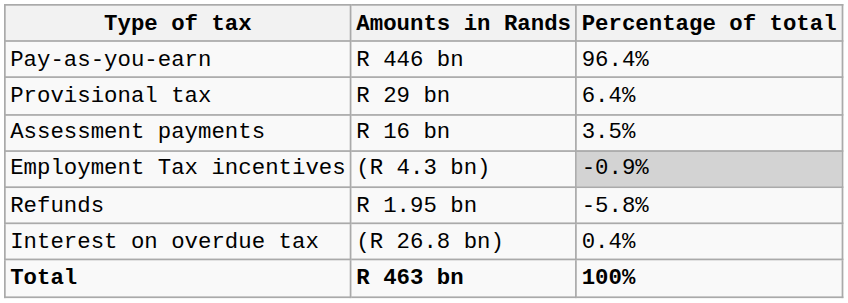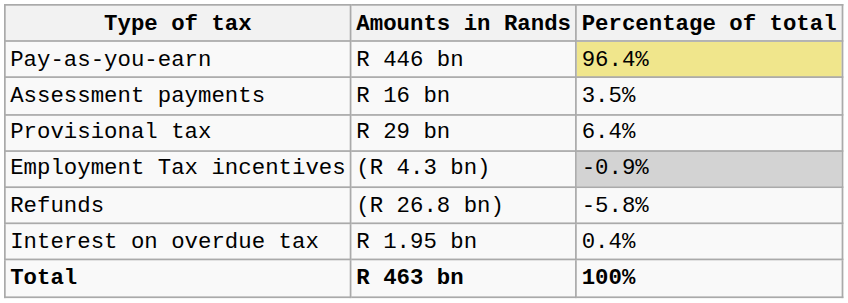(615, 60) no background -> (615, 60) khaki background
rows swapped: (111, 96) <-> (138, 132)
(417, 205) R 1.95 bn -> (430, 205) (R 26.8 bn)
(430, 242) (R 26.8 bn) -> (417, 242) R 1.95 bn
